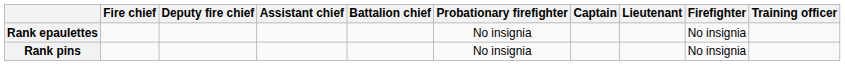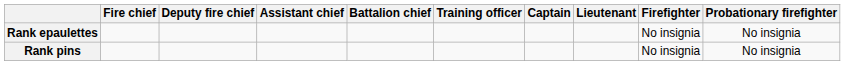columns swapped: (794, 13) <-> (502, 13)
